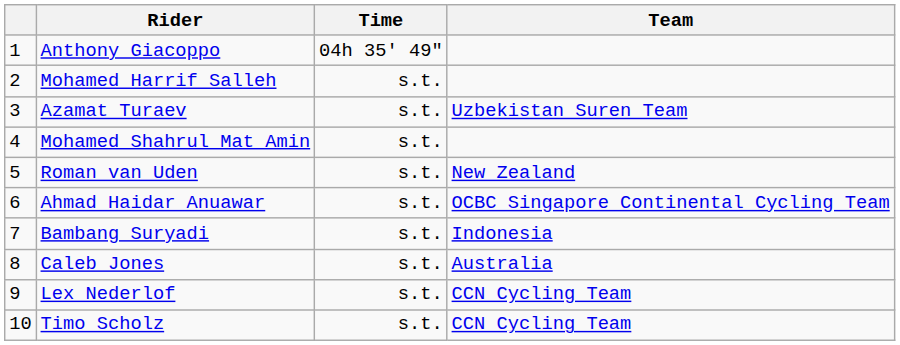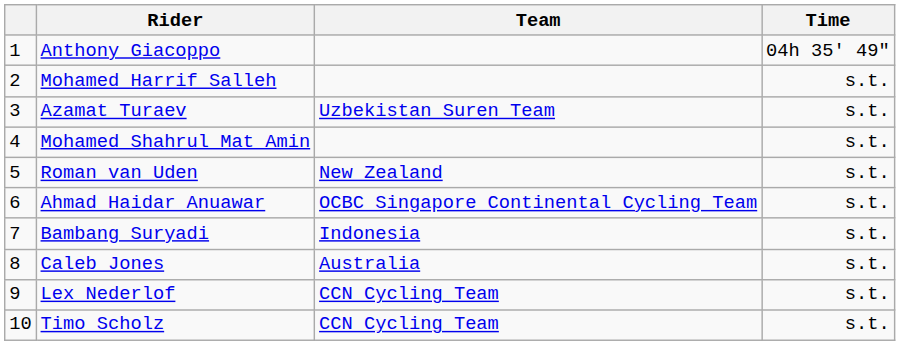columns swapped: (671, 20) <-> (381, 20)
